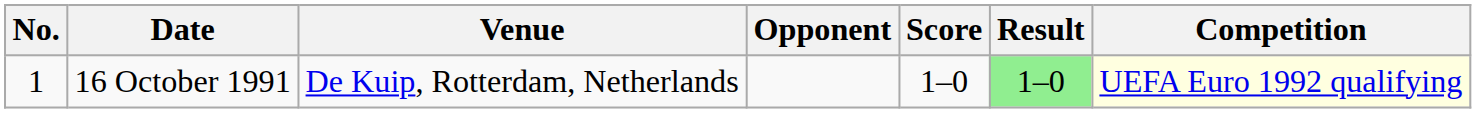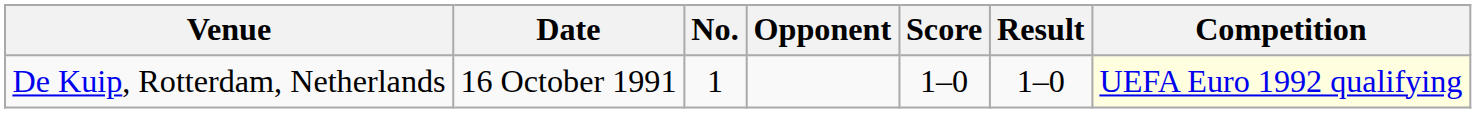columns swapped: (36, 30) <-> (522, 30)
(1041, 81) lightgreen background -> (1041, 81) no background
